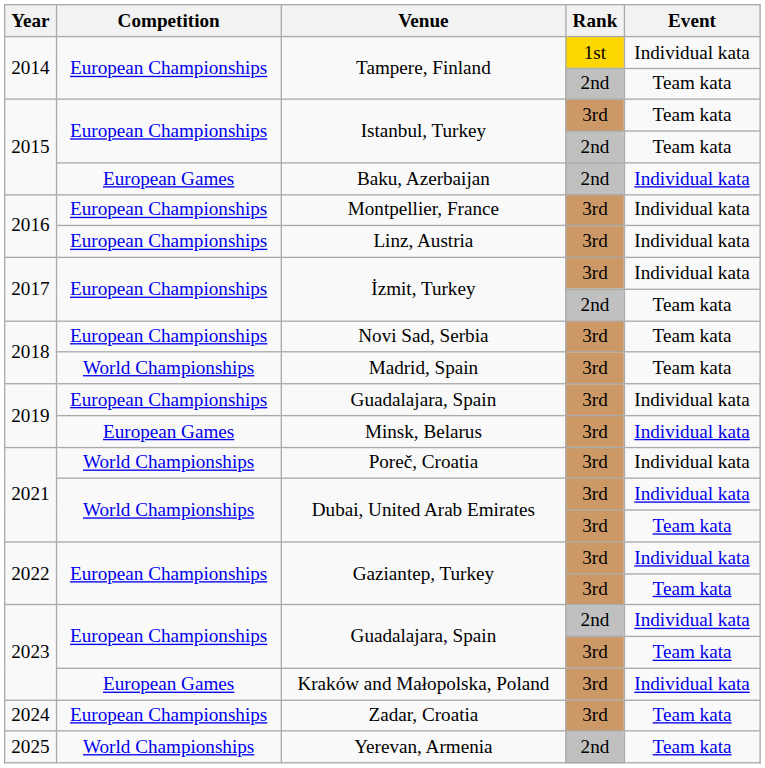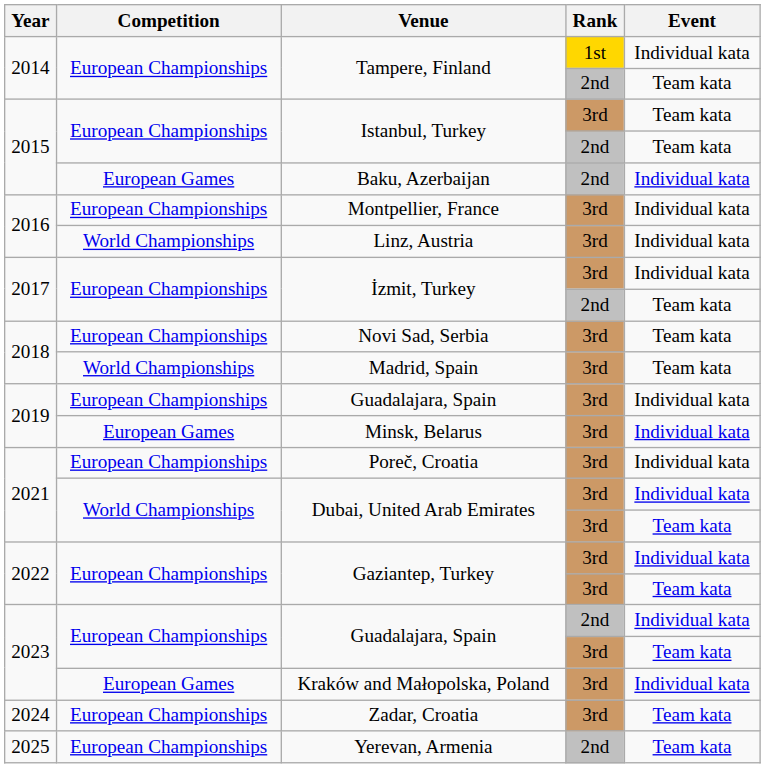(169, 241) European Championships -> (169, 241) World Championships
(169, 462) World Championships -> (169, 462) European Championships
(169, 747) World Championships -> (169, 747) European Championships
